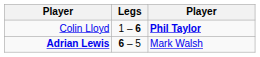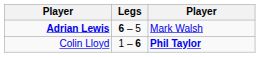rows swapped: (84, 28) <-> (78, 44)
